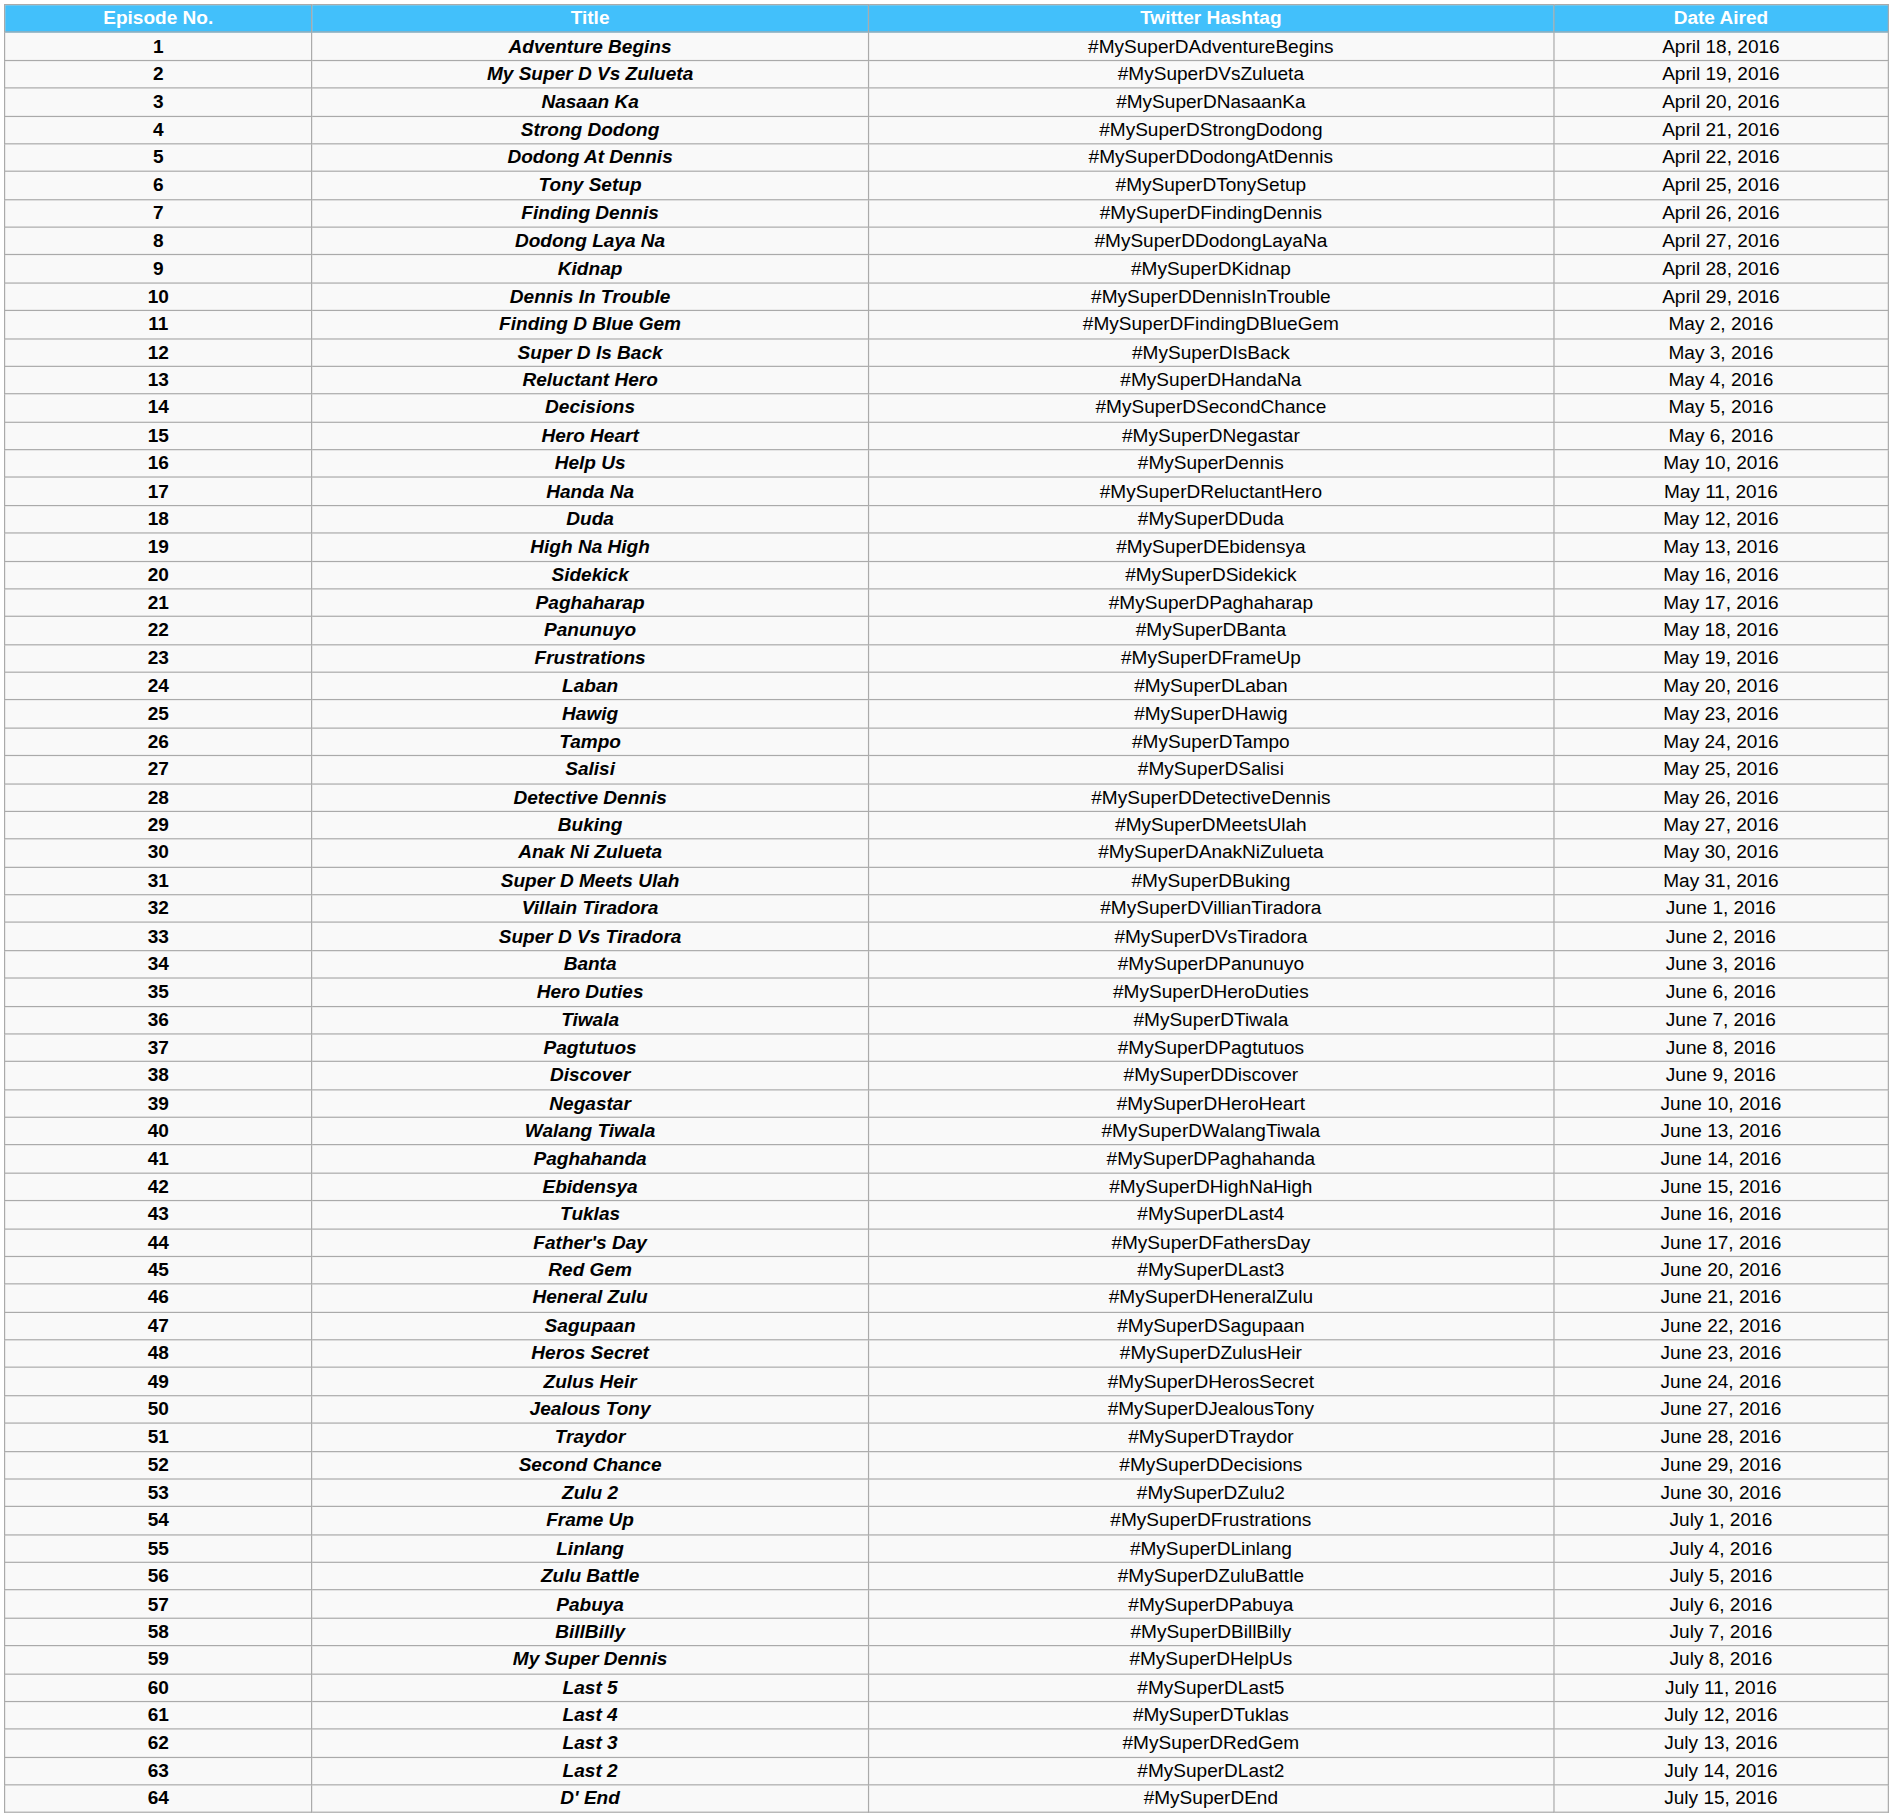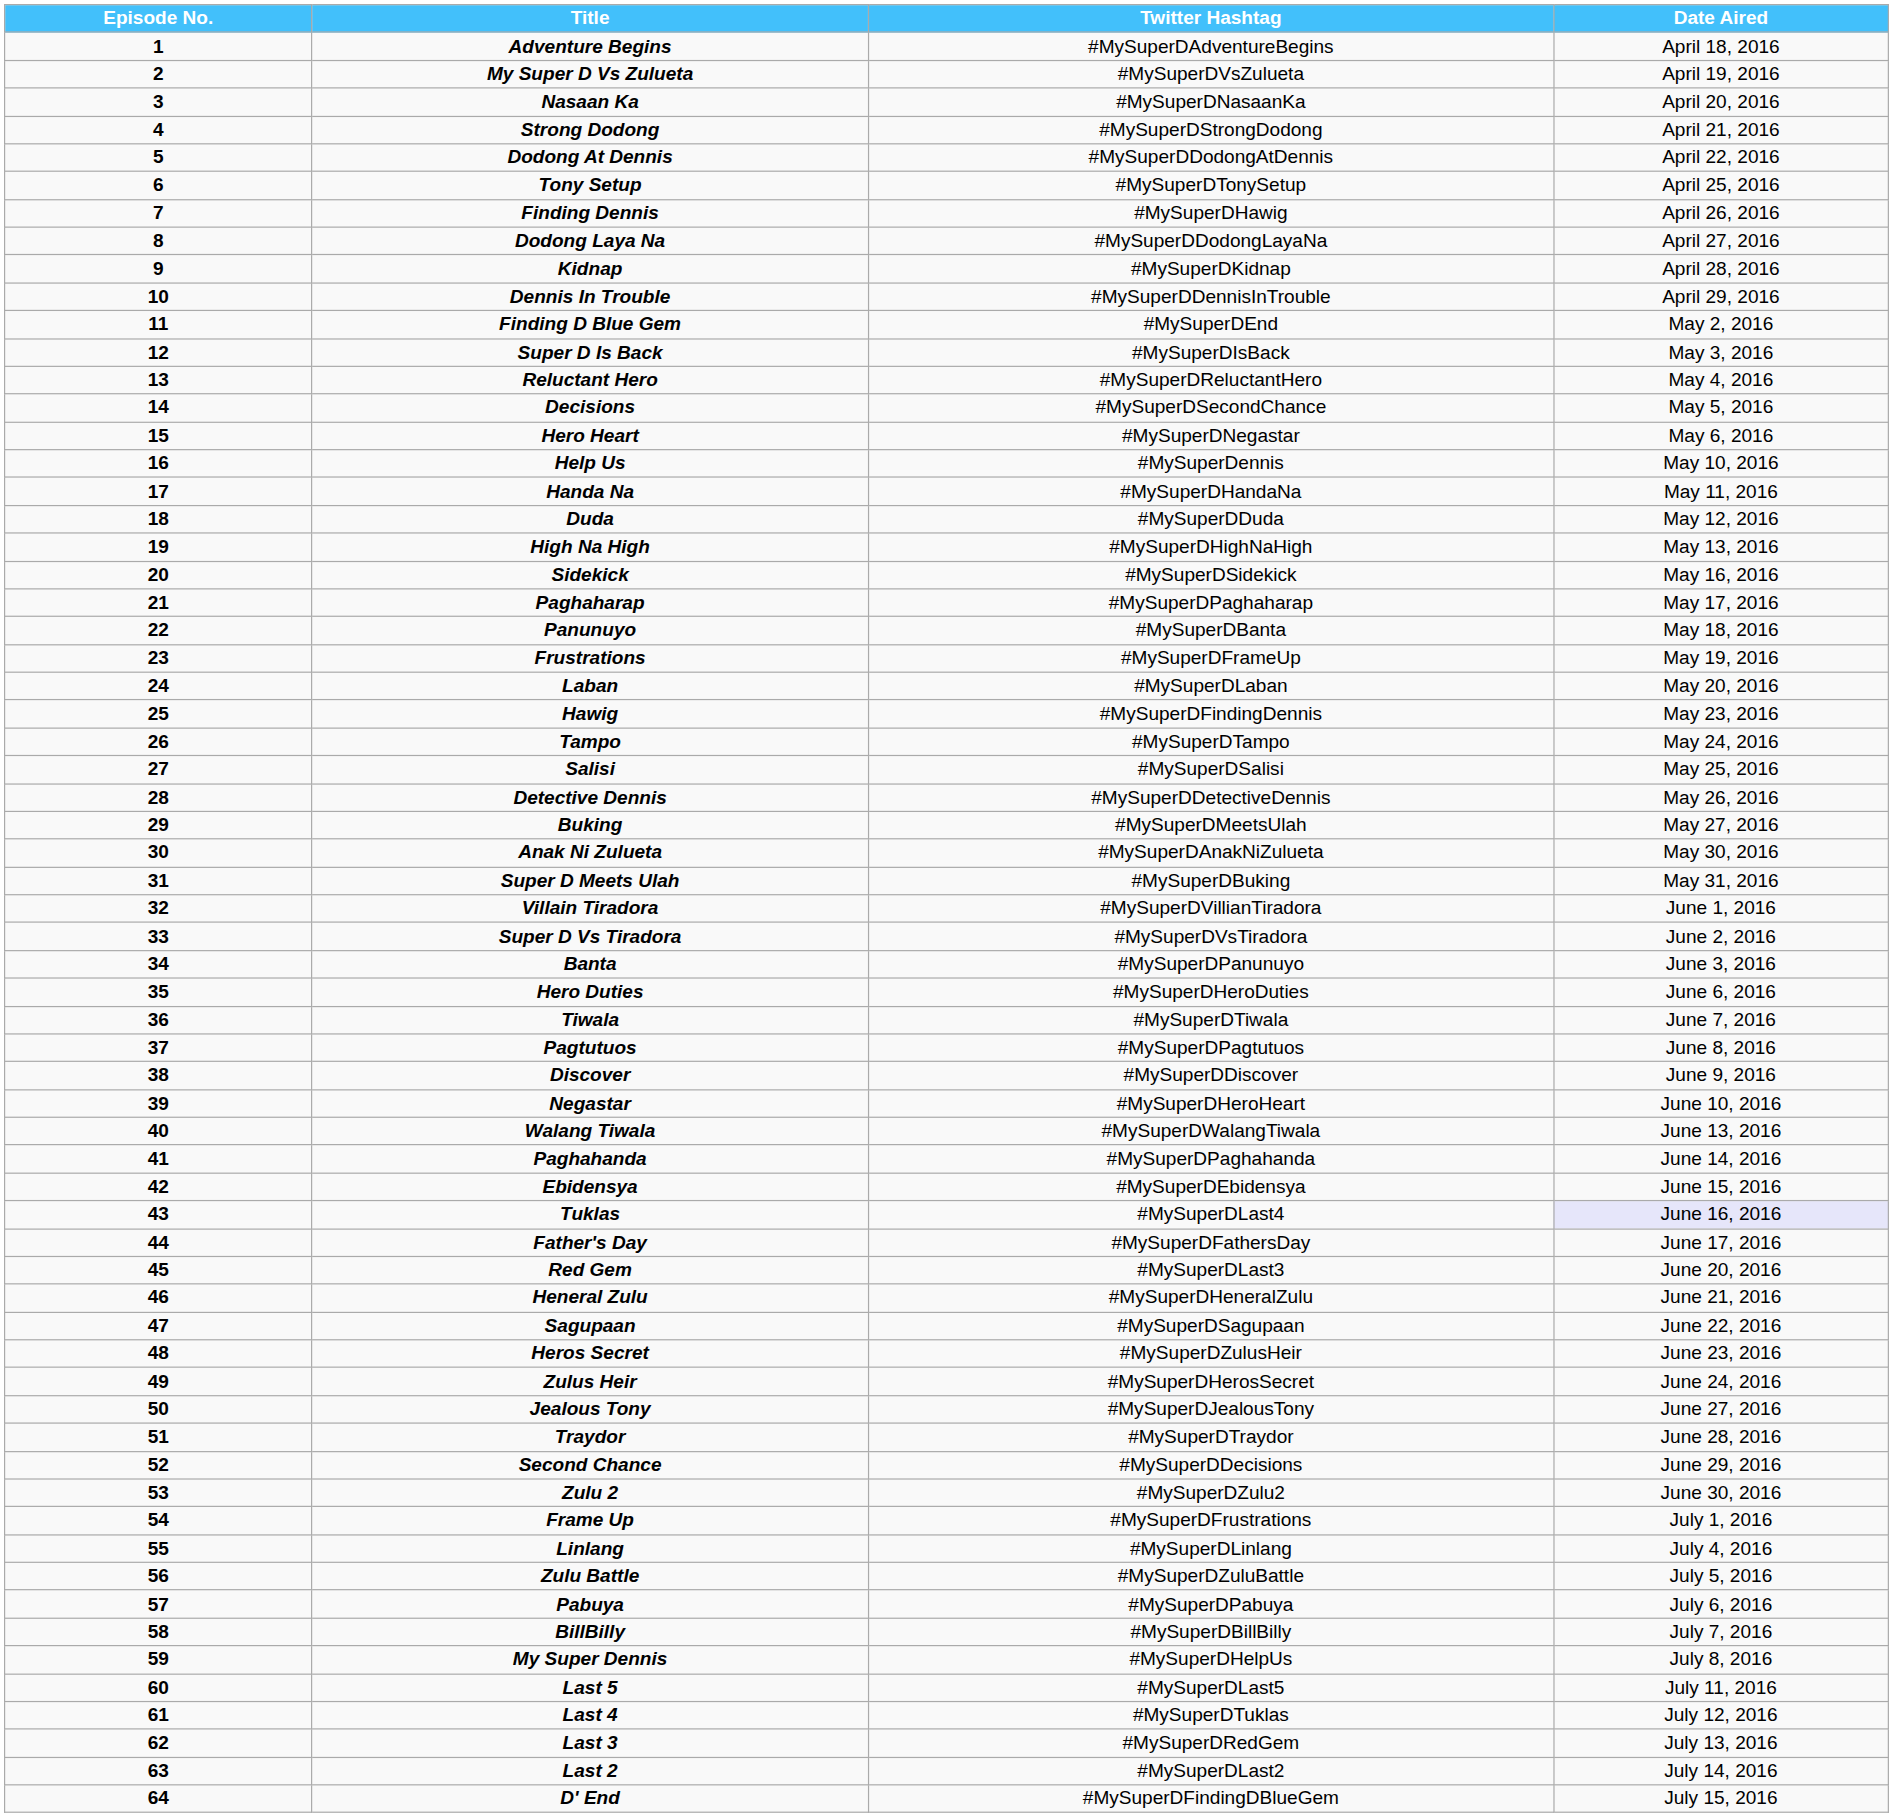(1211, 213) #MySuperDFindingDennis -> (1211, 213) #MySuperDHawig
(1211, 324) #MySuperDFindingDBlueGem -> (1211, 324) #MySuperDEnd
(1211, 380) #MySuperDHandaNa -> (1211, 380) #MySuperDReluctantHero
(1211, 491) #MySuperDReluctantHero -> (1211, 491) #MySuperDHandaNa
(1211, 546) #MySuperDEbidensya -> (1211, 546) #MySuperDHighNaHigh
(1211, 713) #MySuperDHawig -> (1211, 713) #MySuperDFindingDennis
(1211, 1186) #MySuperDHighNaHigh -> (1211, 1186) #MySuperDEbidensya
(1721, 1214) no background -> (1721, 1214) lavender background
(1211, 1798) #MySuperDEnd -> (1211, 1798) #MySuperDFindingDBlueGem
